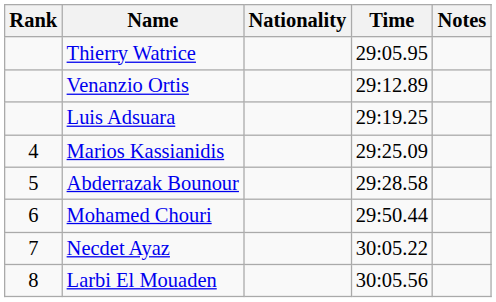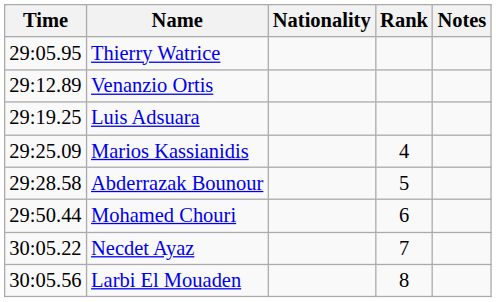columns swapped: (33, 20) <-> (392, 20)
